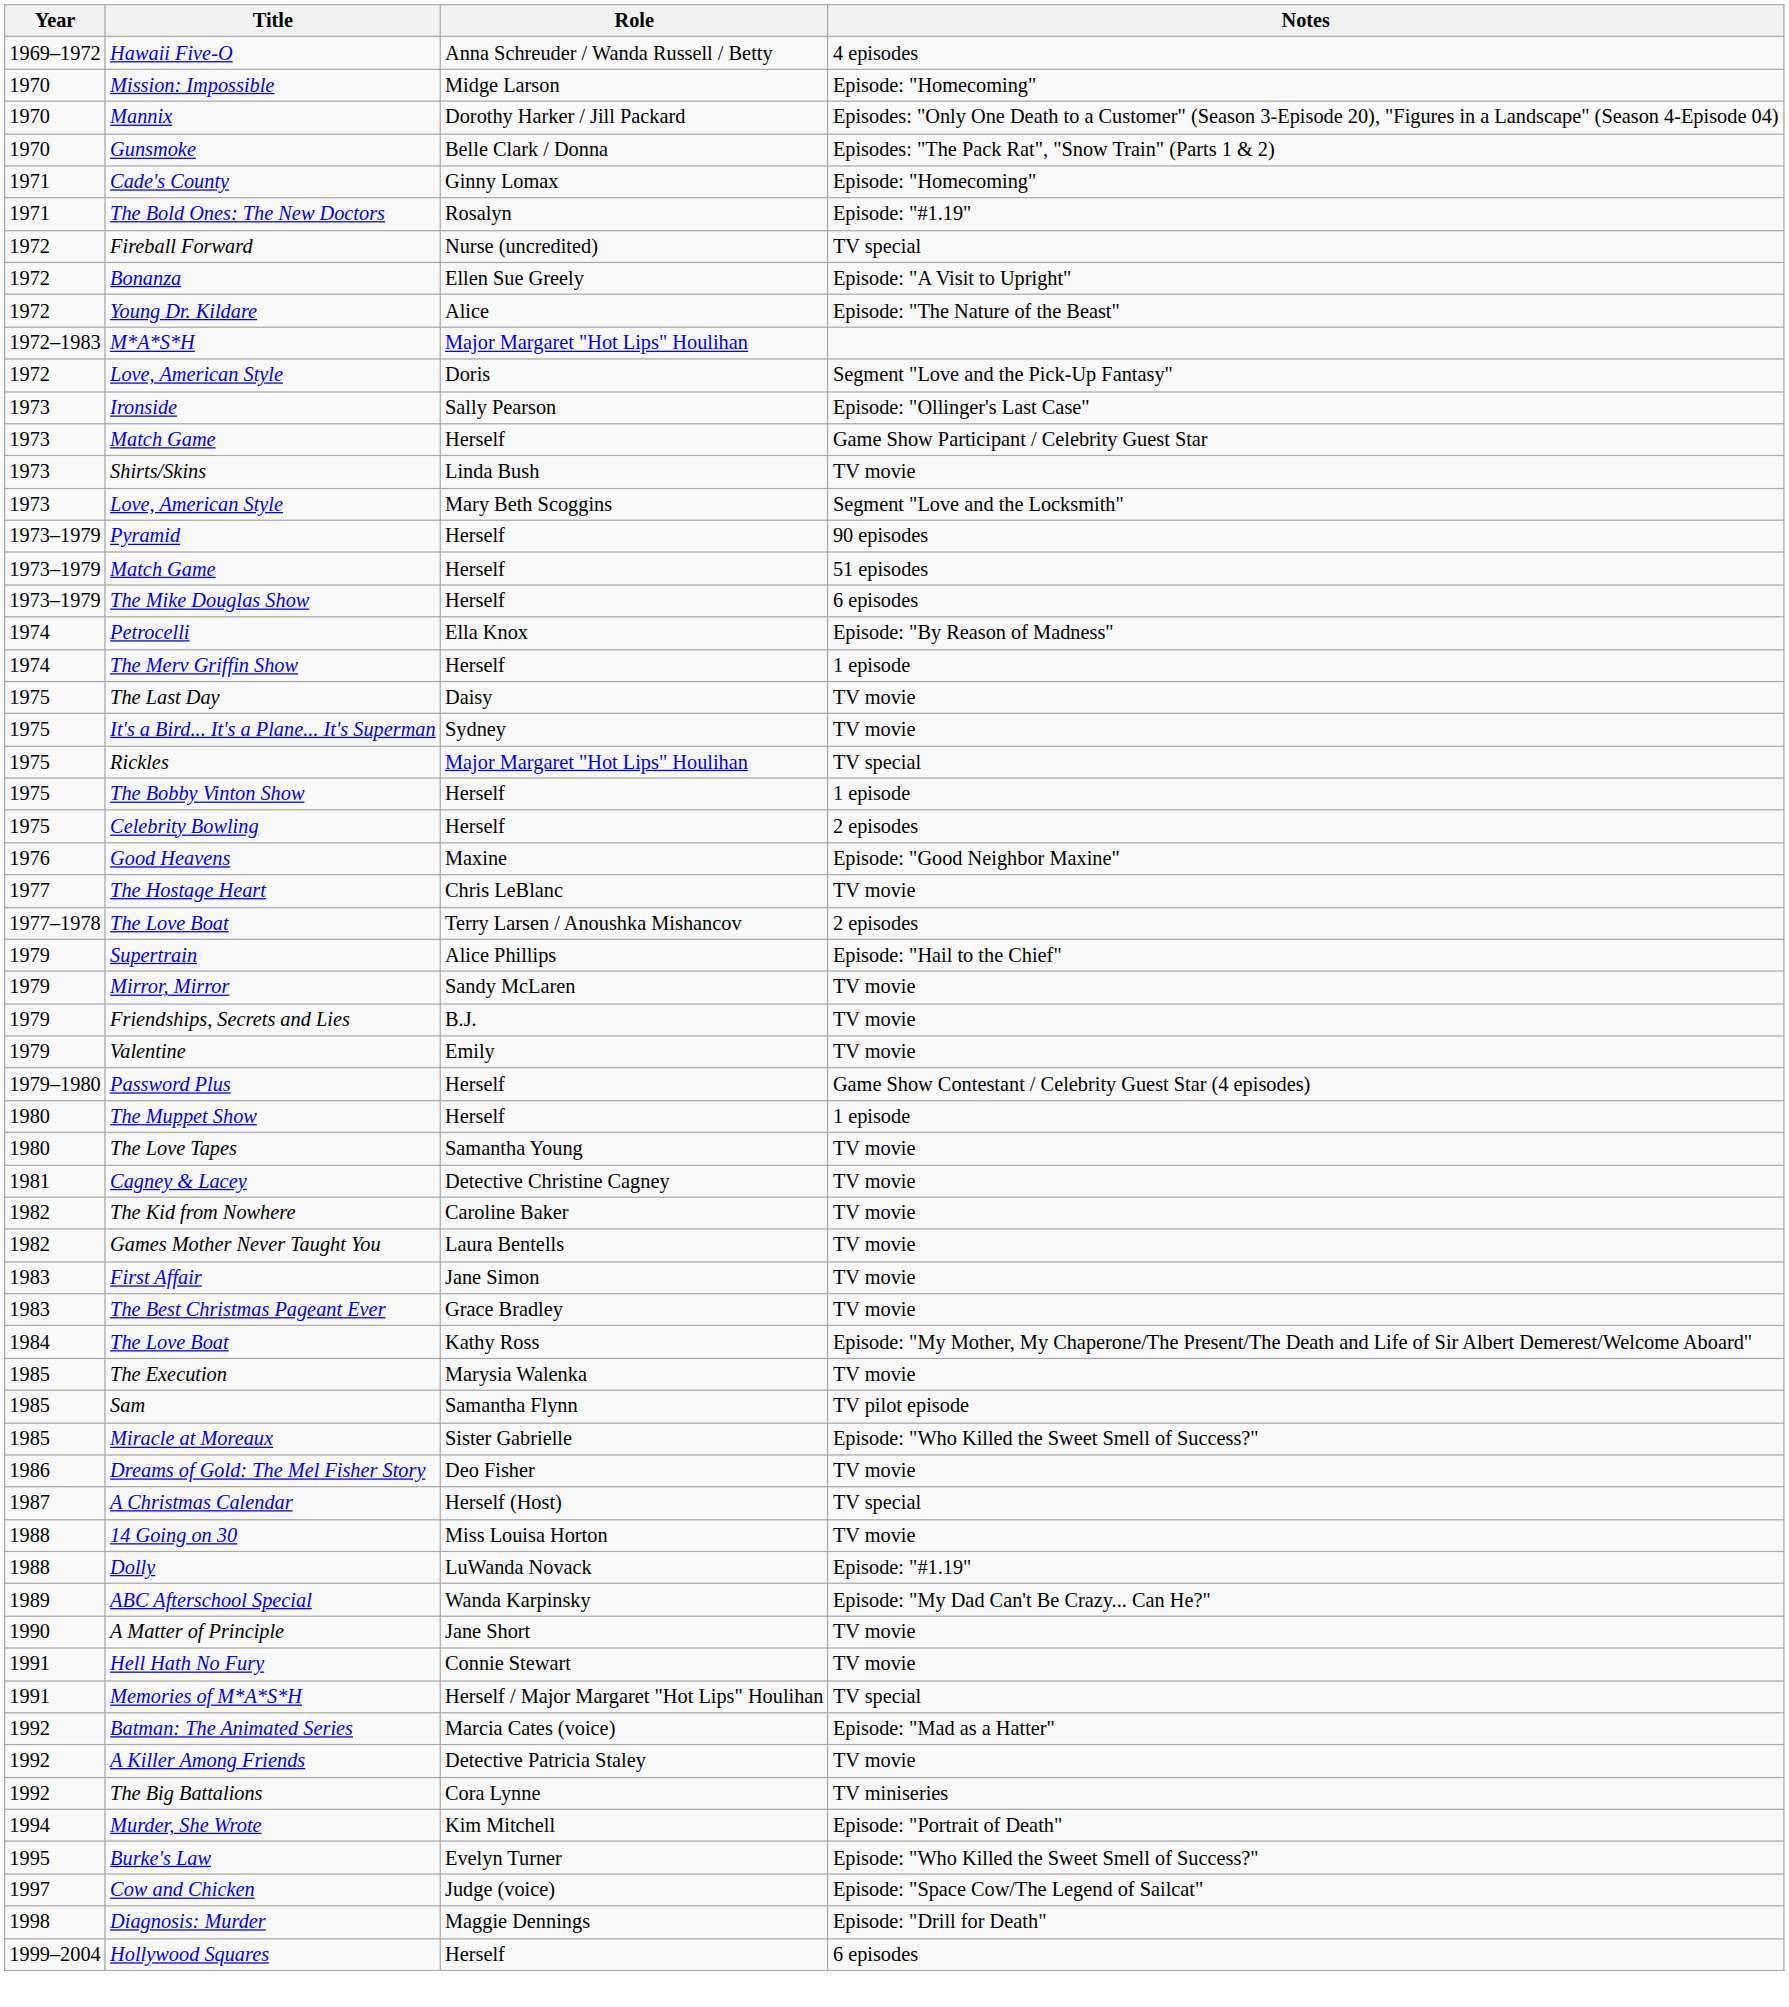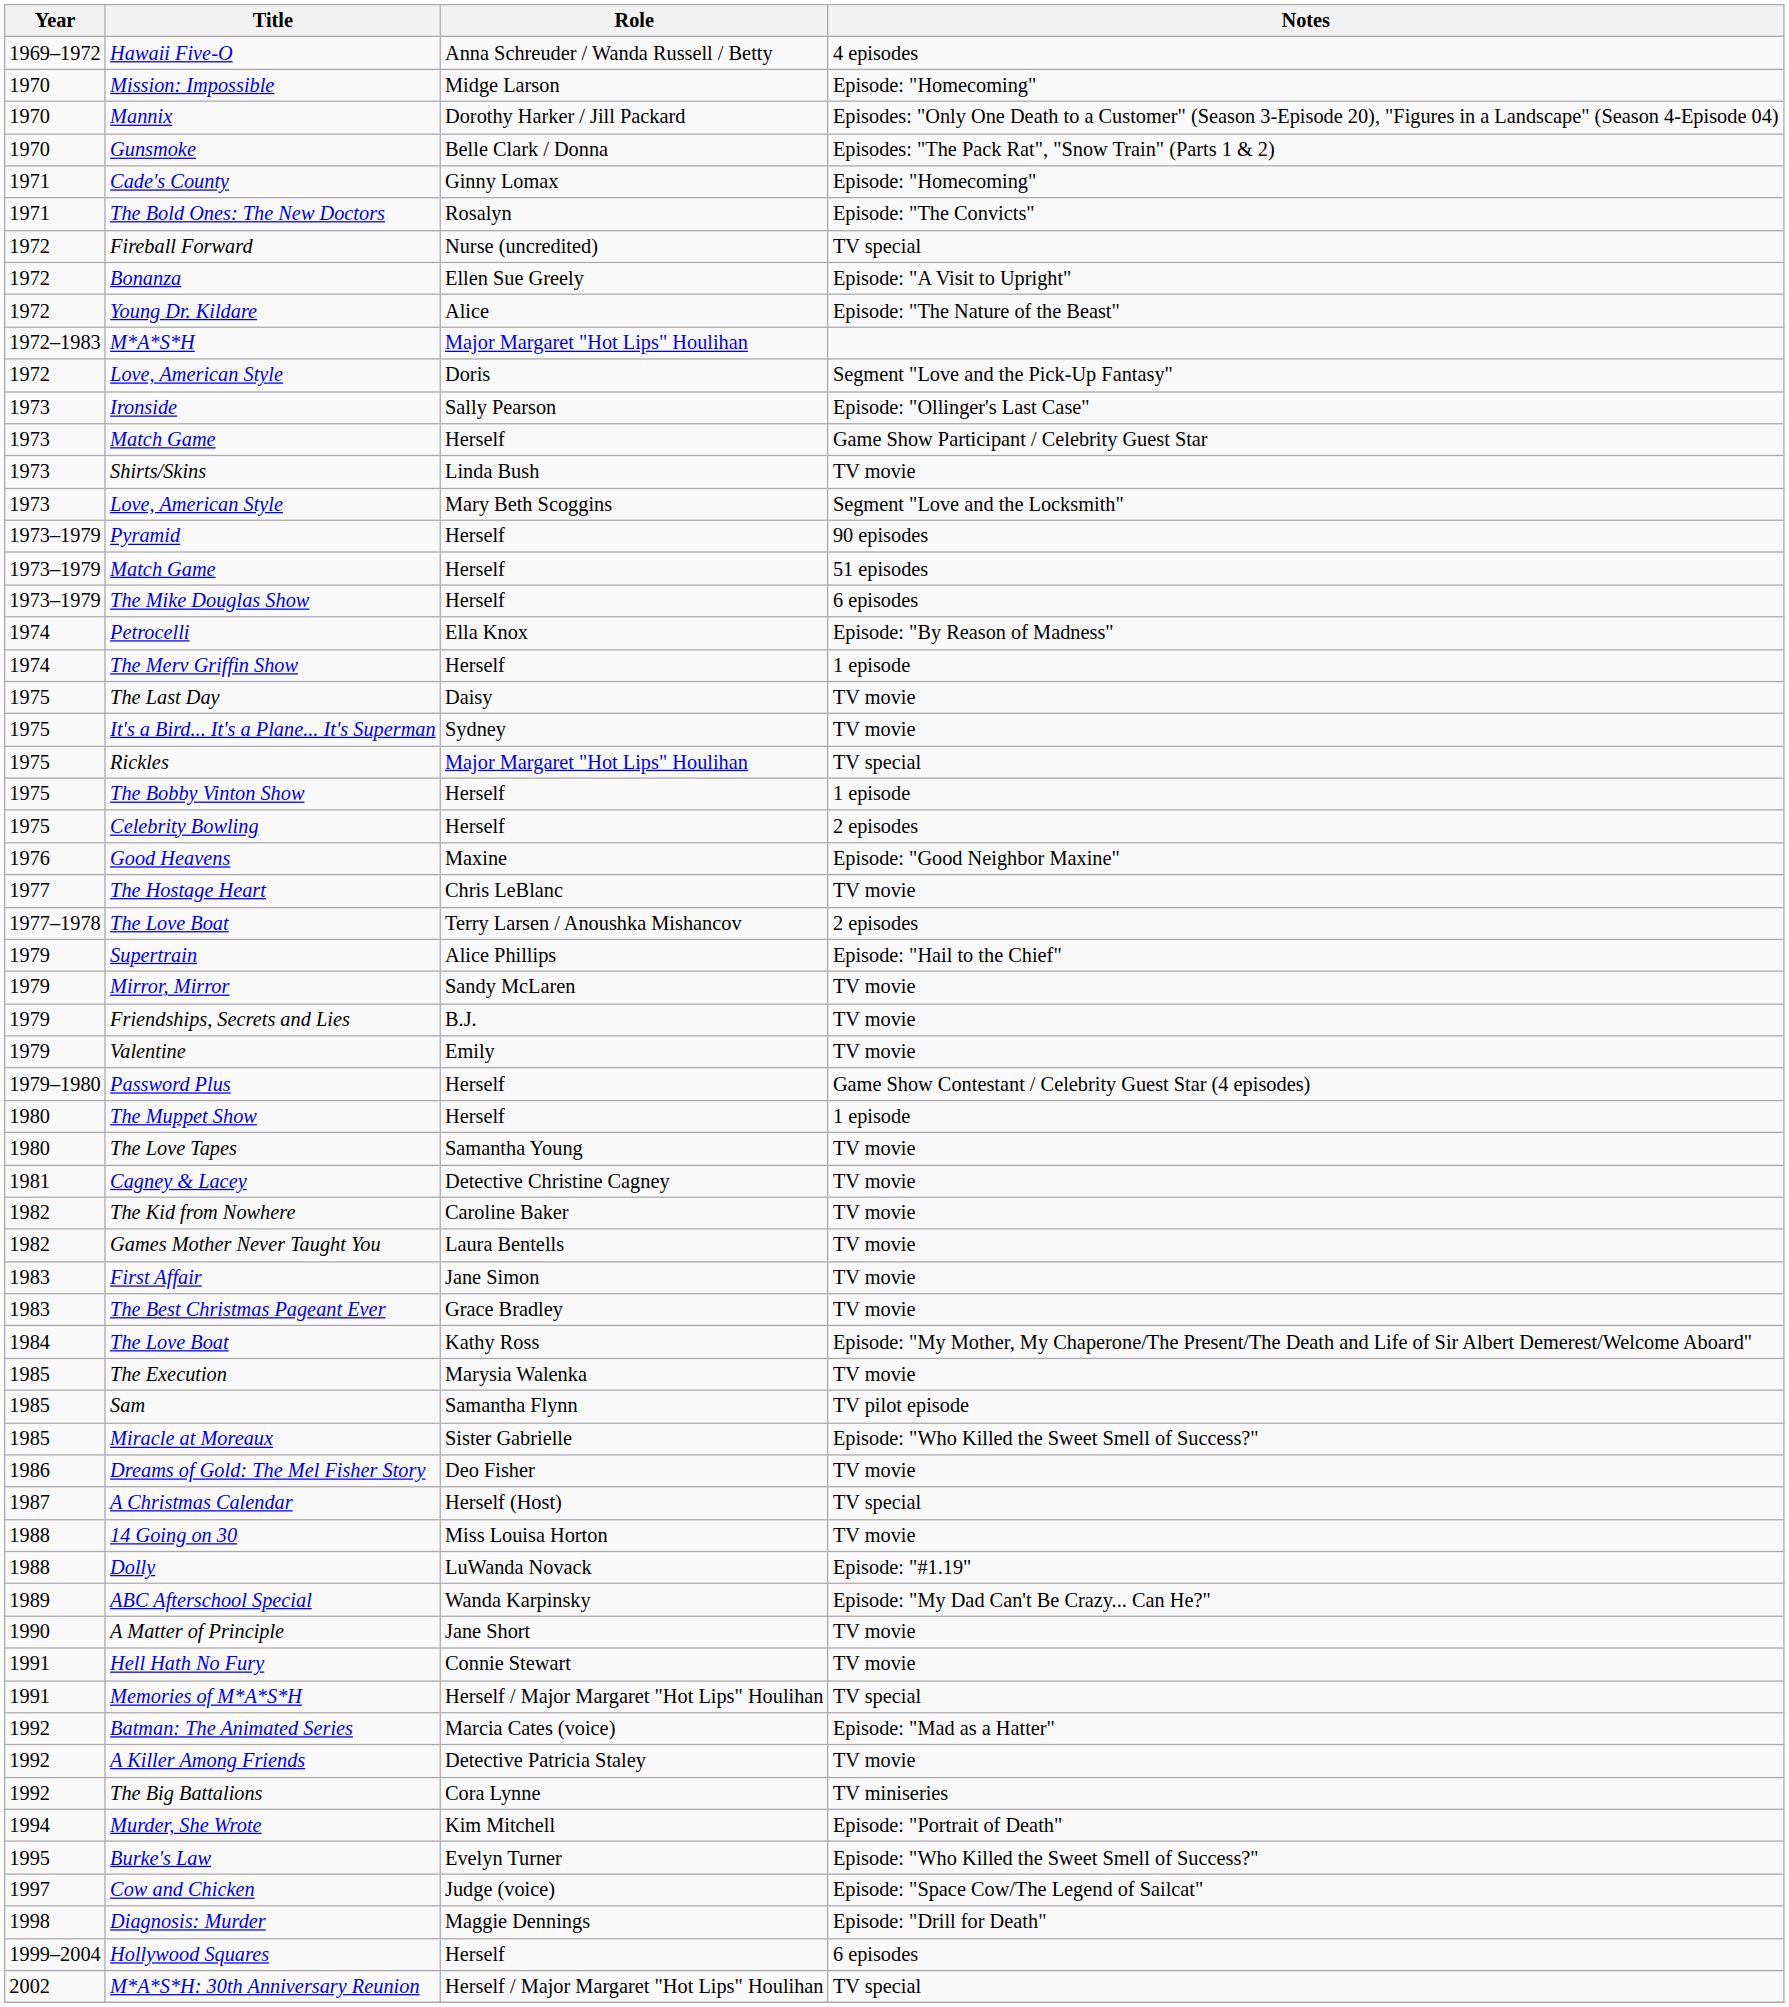(902, 213) Episode: "#1.19" -> (934, 213) Episode: "The Convicts"
+ row: (30, 1986)
